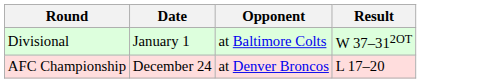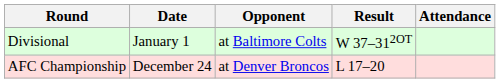+ column: (455, 16)
